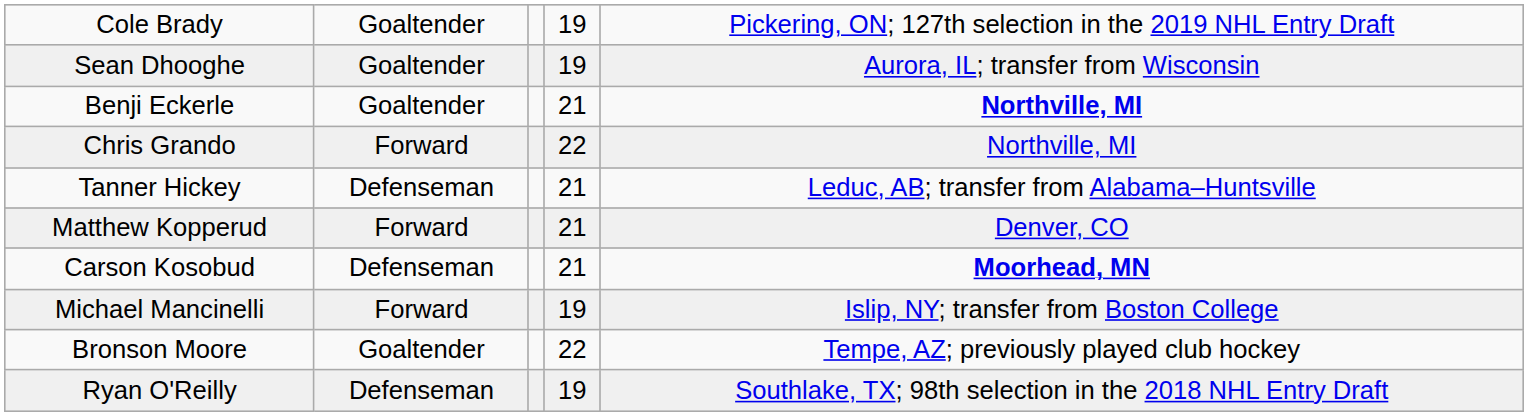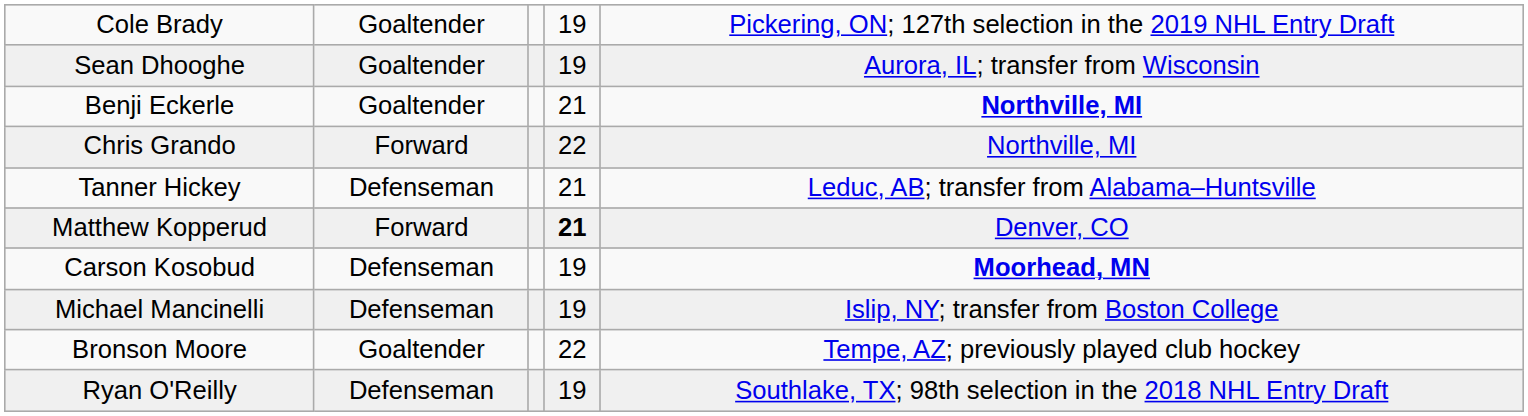(572, 227) normal -> (572, 227) bold
(572, 268) 21 -> (572, 268) 19
(421, 308) Forward -> (421, 308) Defenseman
